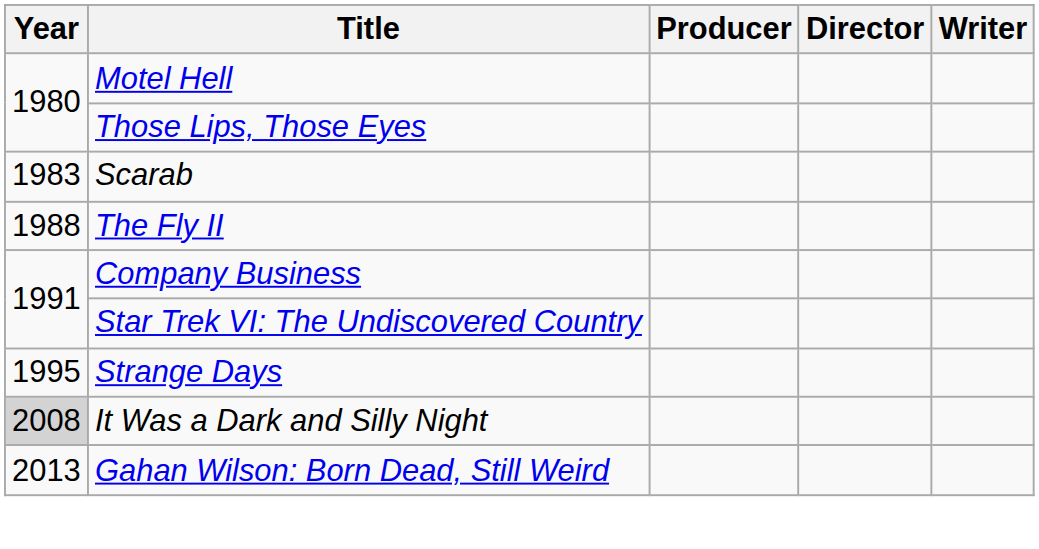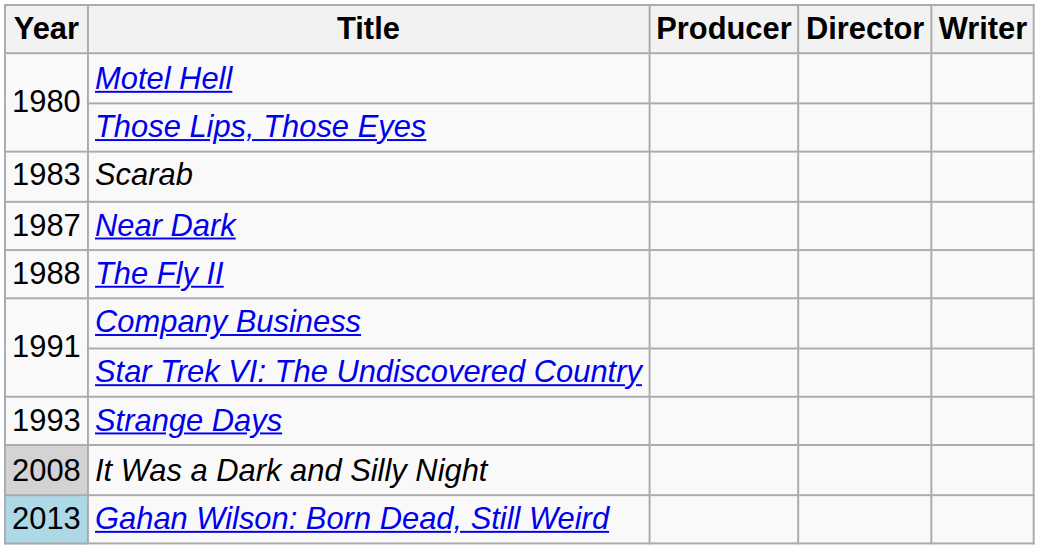+ row: (165, 224)
(46, 371) 1995 -> (46, 420) 1993
(46, 469) no background -> (46, 518) lightblue background
